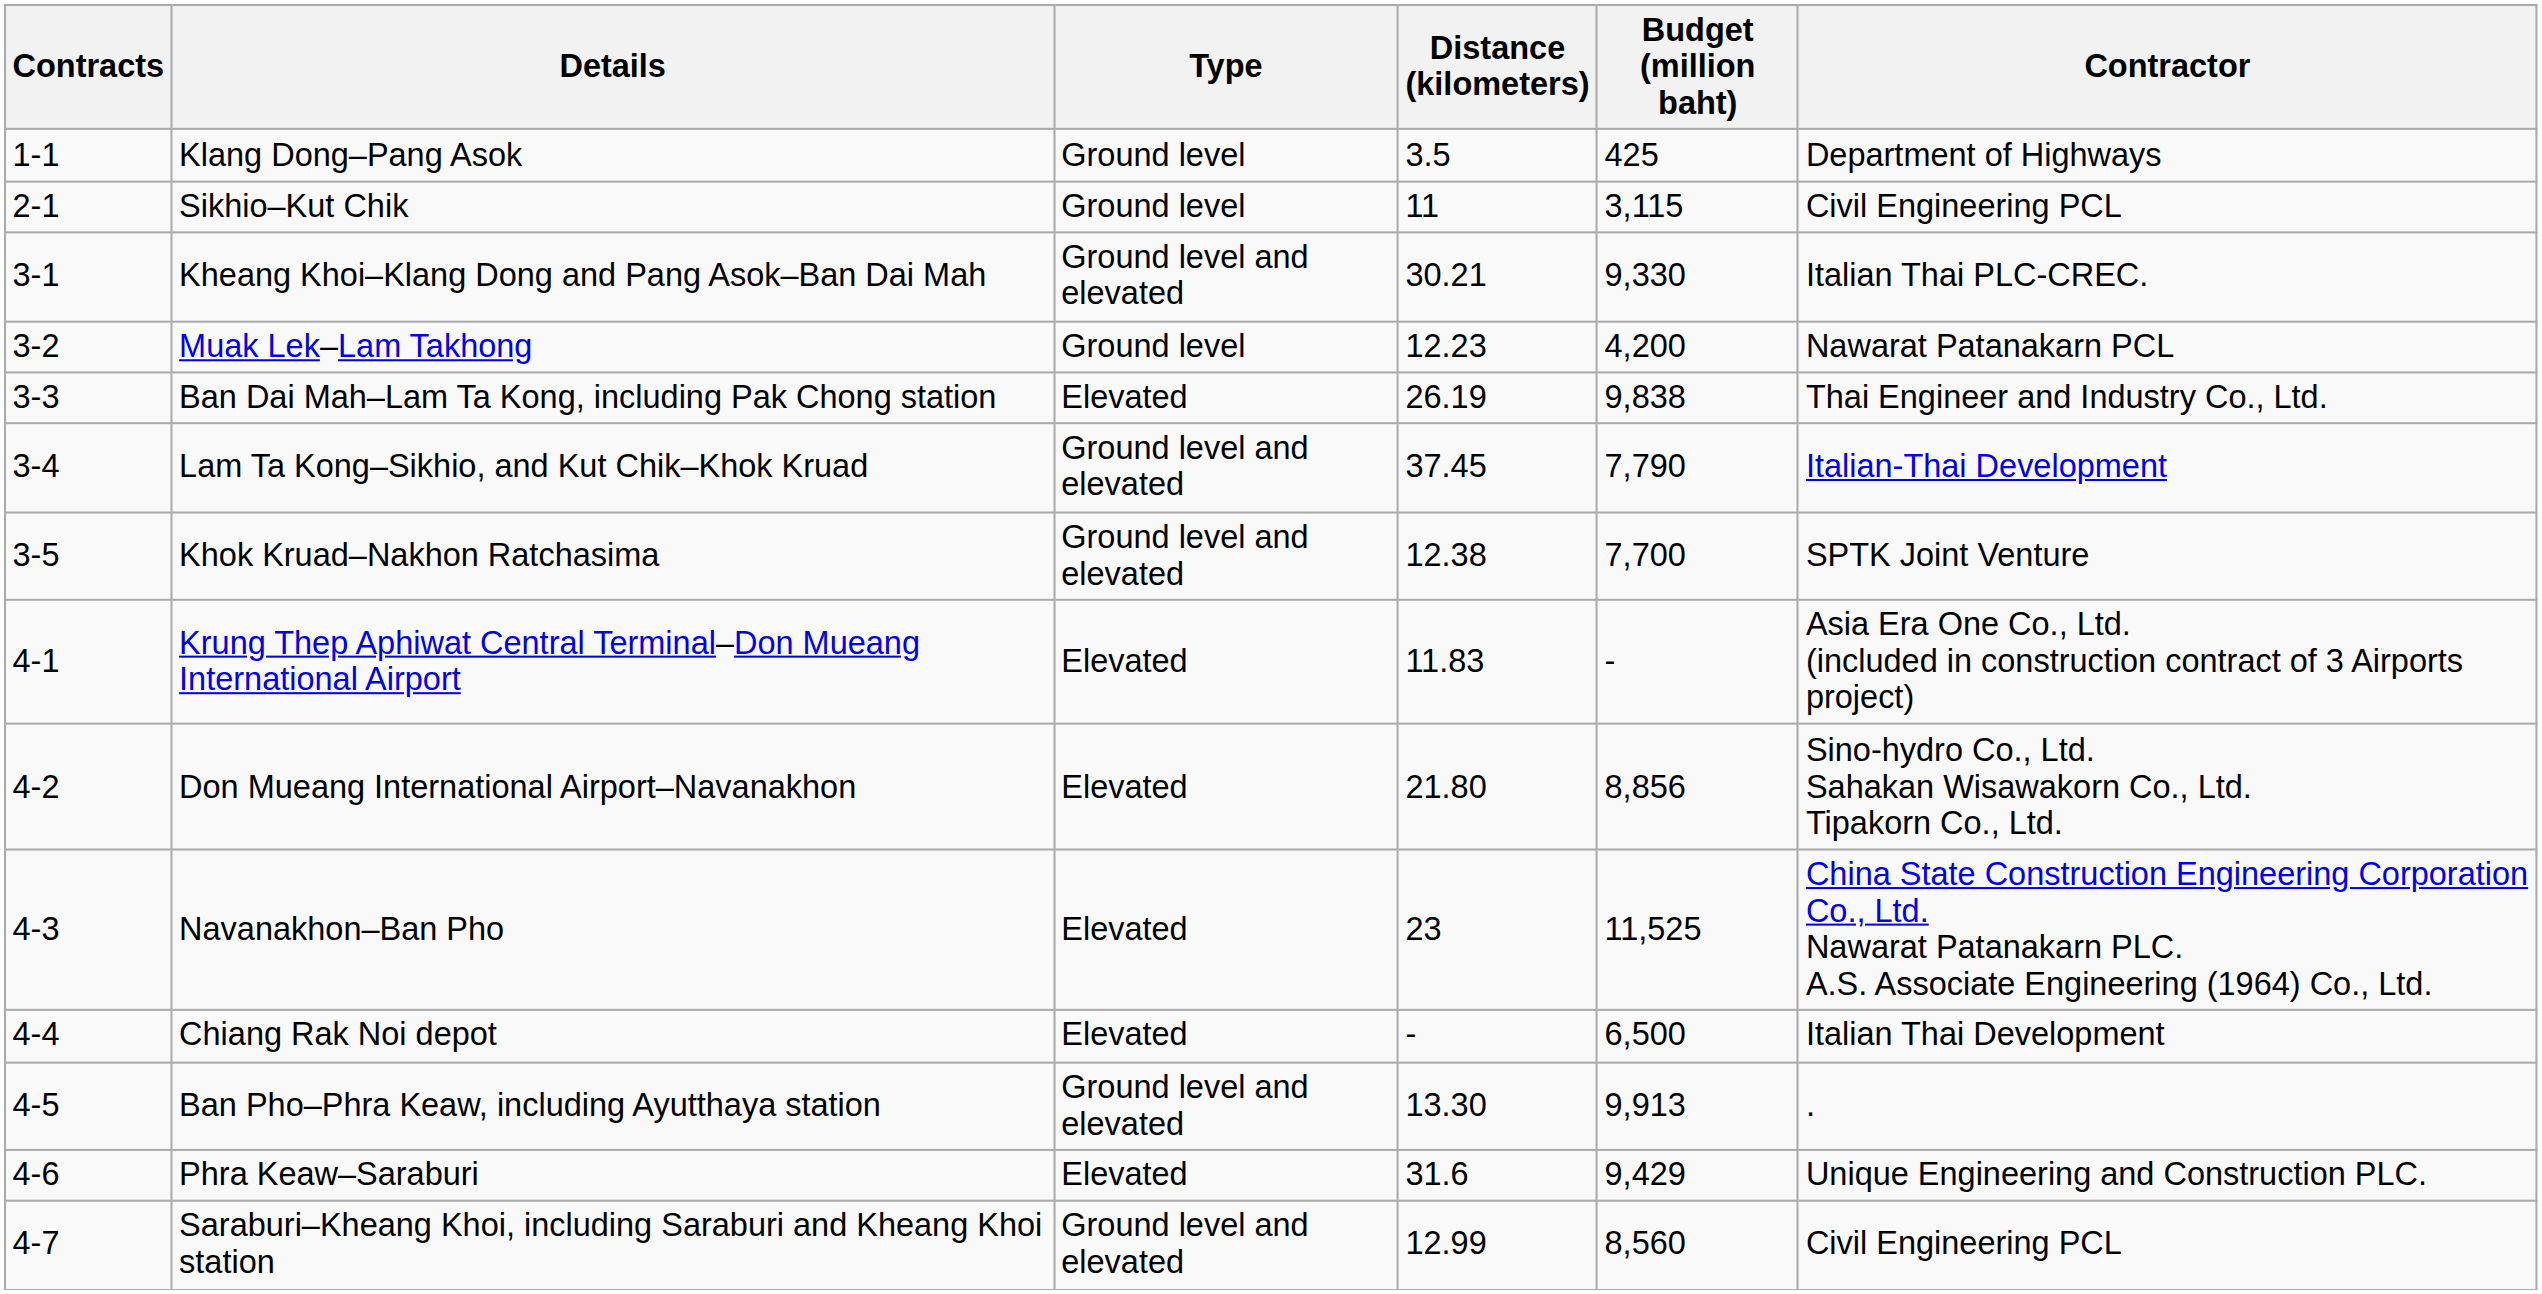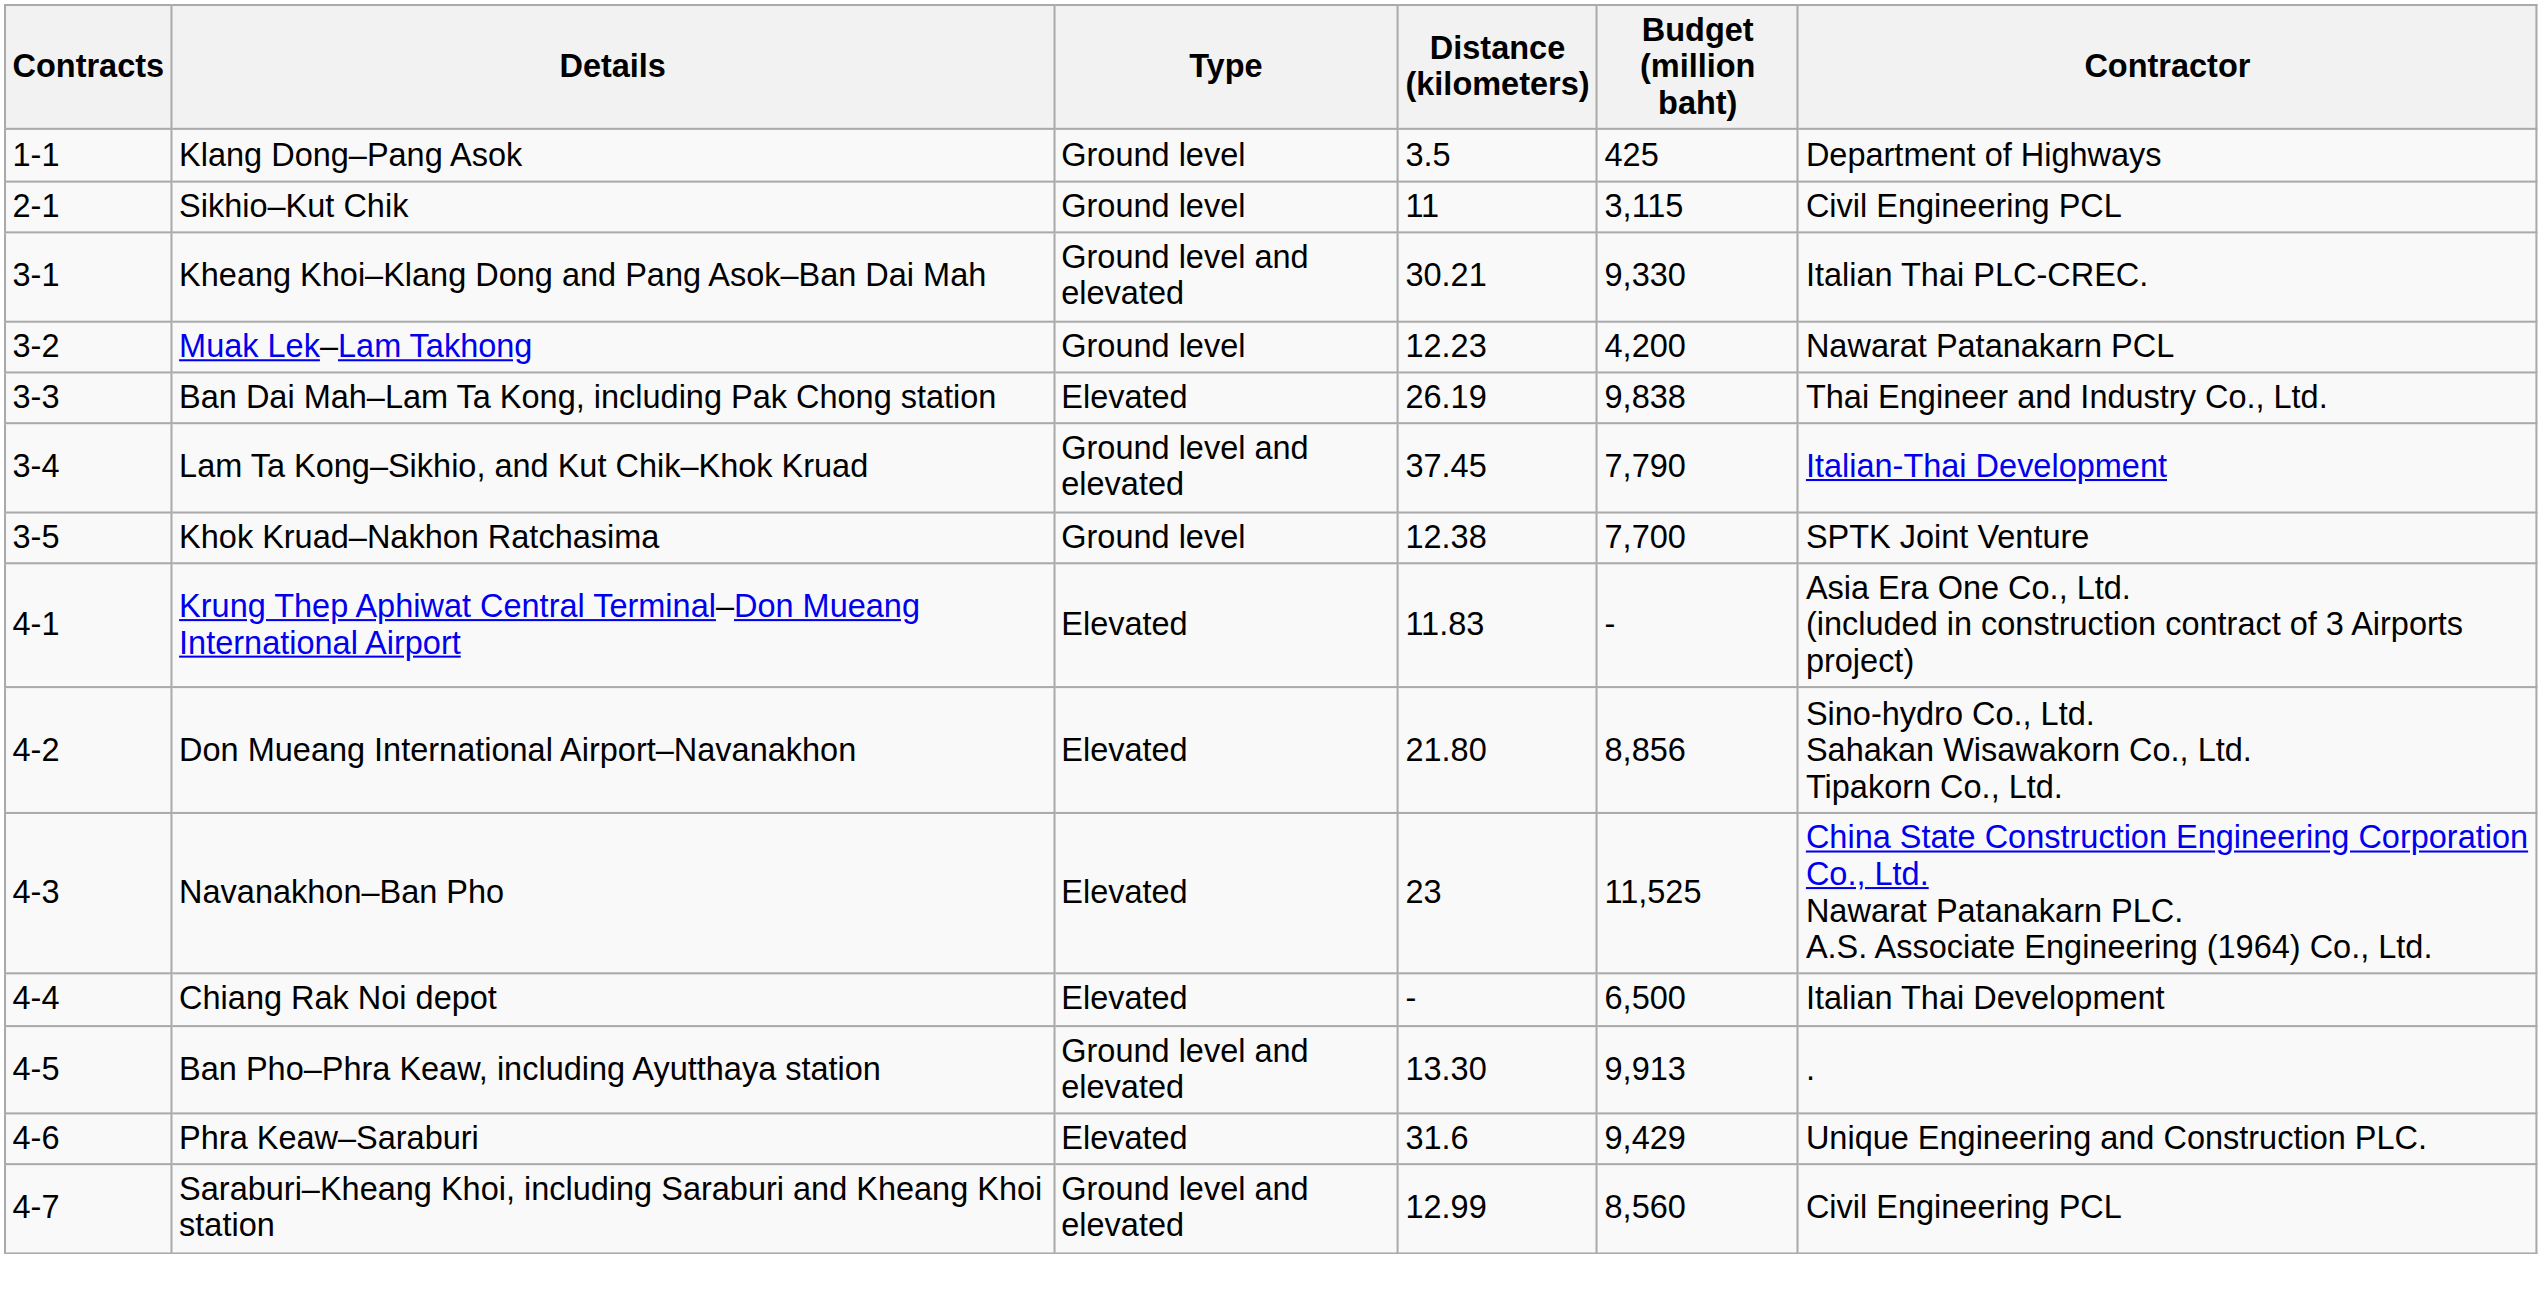(1185, 555) Ground level and elevated -> (1153, 536) Ground level
